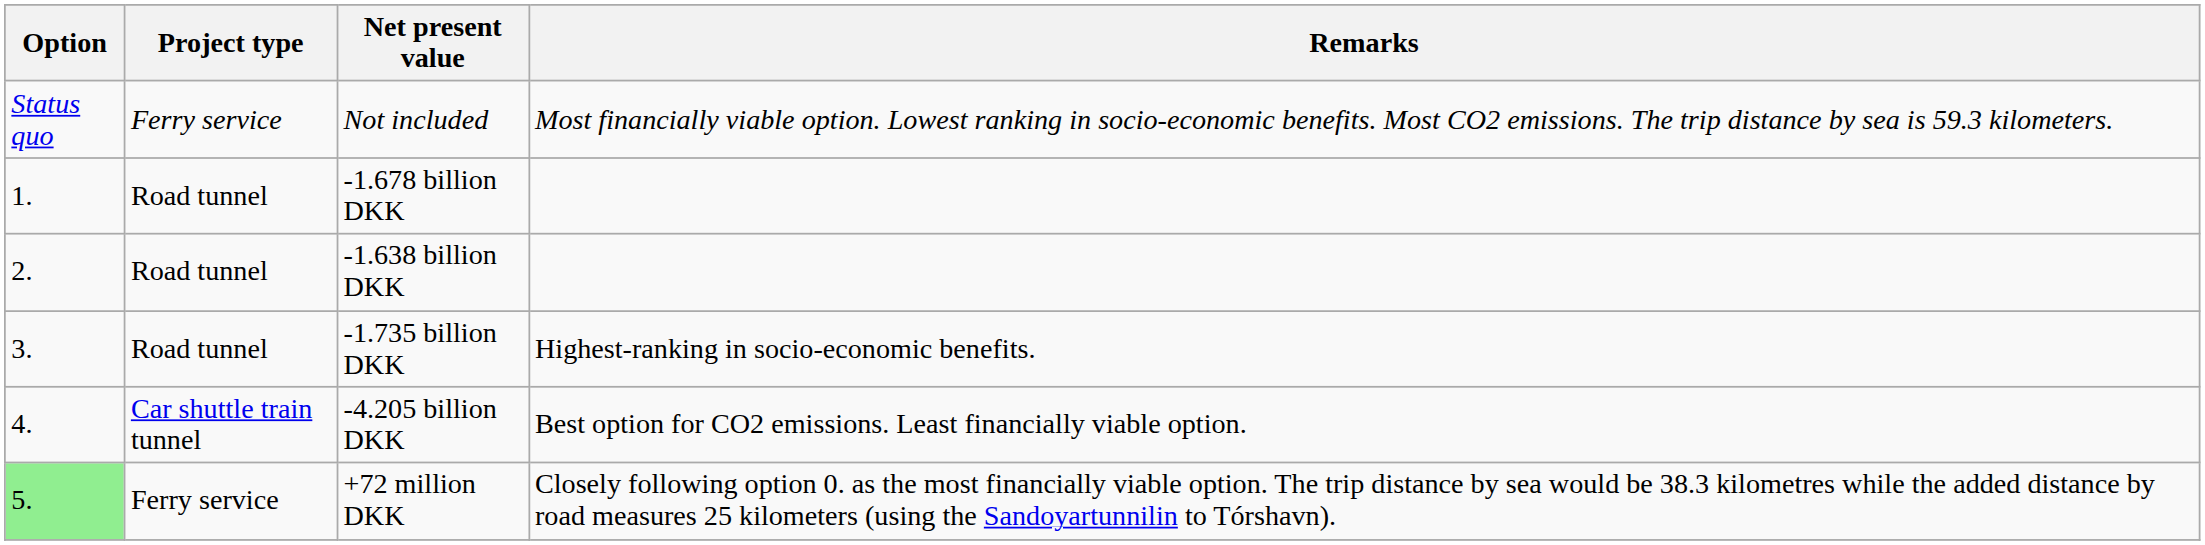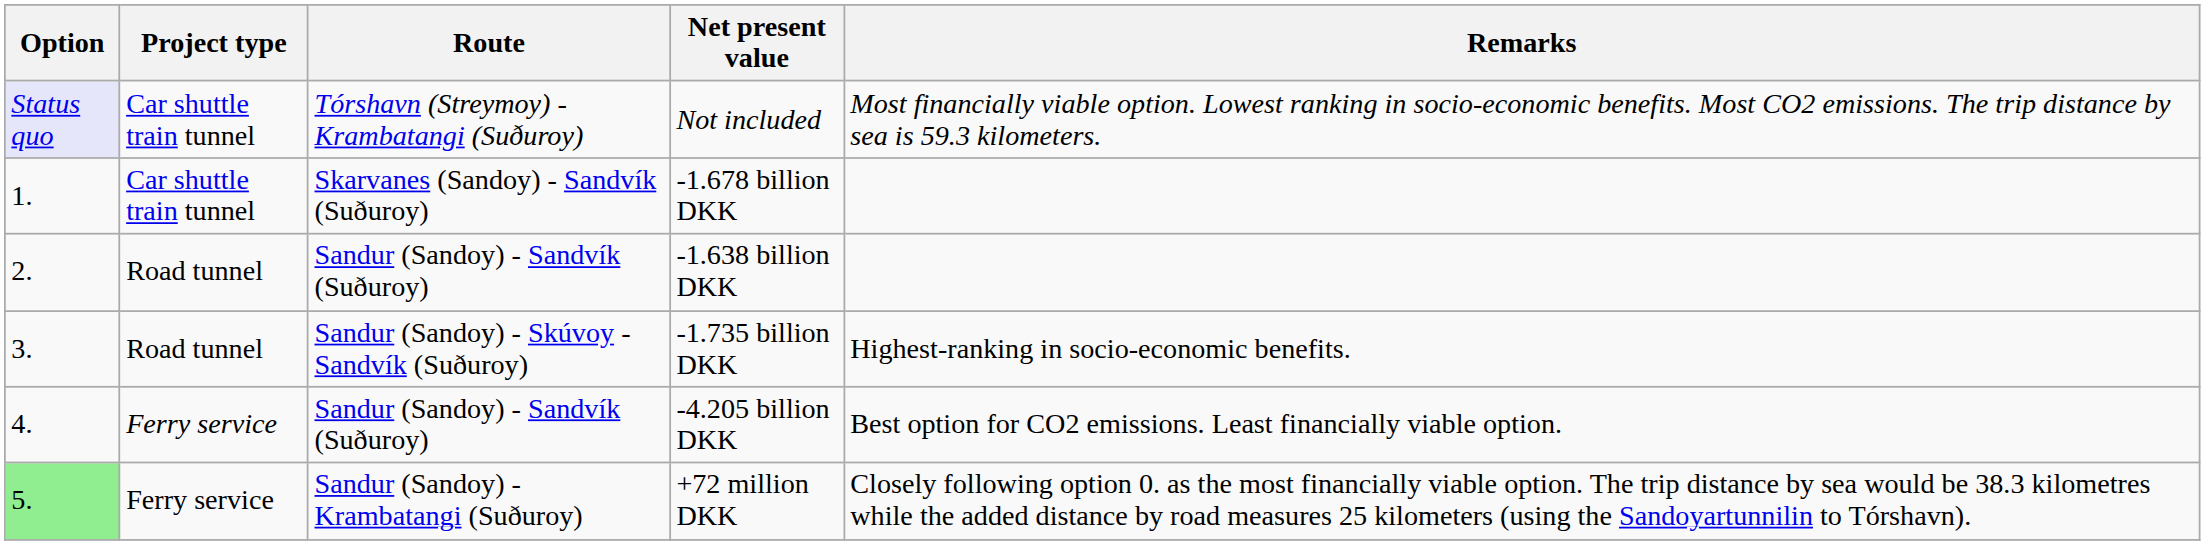+ column: (489, 42)
(46, 119) no background -> (46, 119) lavender background
(206, 119) Ferry service -> (191, 119) Car shuttle train tunnel
(199, 195) Road tunnel -> (191, 195) Car shuttle train tunnel
(222, 424) Car shuttle train tunnel -> (202, 424) Ferry service
